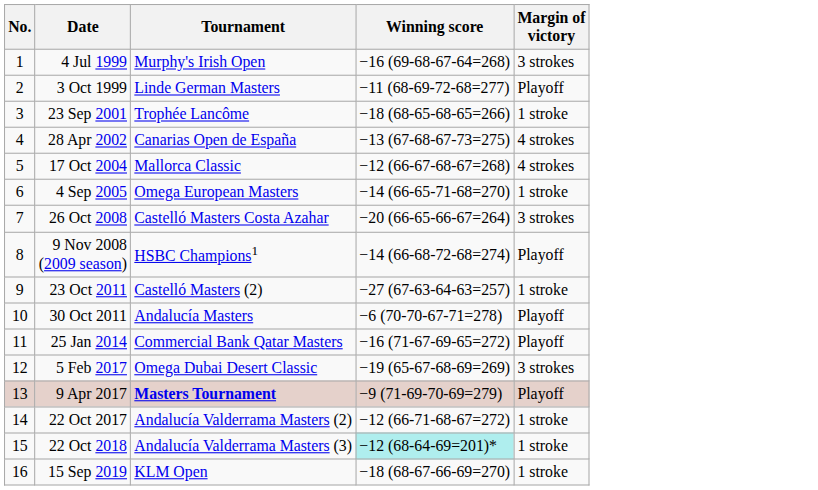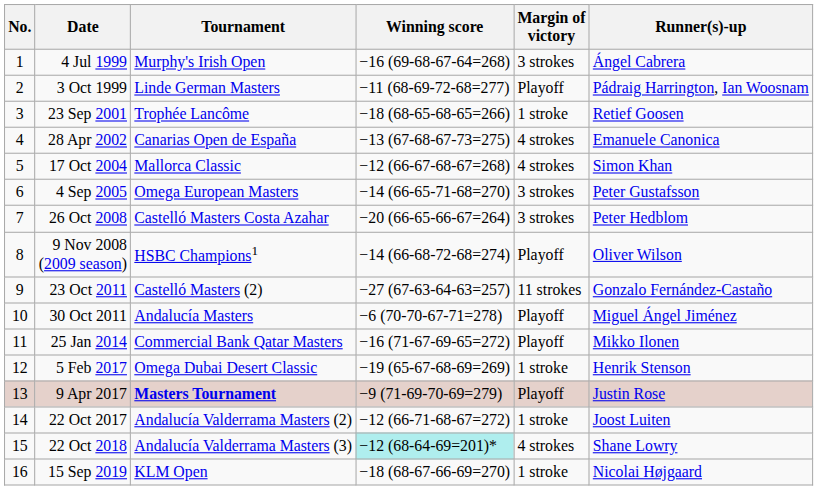+ column: (701, 27)
(543, 192) 1 stroke -> (546, 192) 3 strokes
(543, 289) 1 stroke -> (549, 289) 11 strokes
(546, 367) 3 strokes -> (543, 367) 1 stroke
(543, 446) 1 stroke -> (546, 446) 4 strokes
